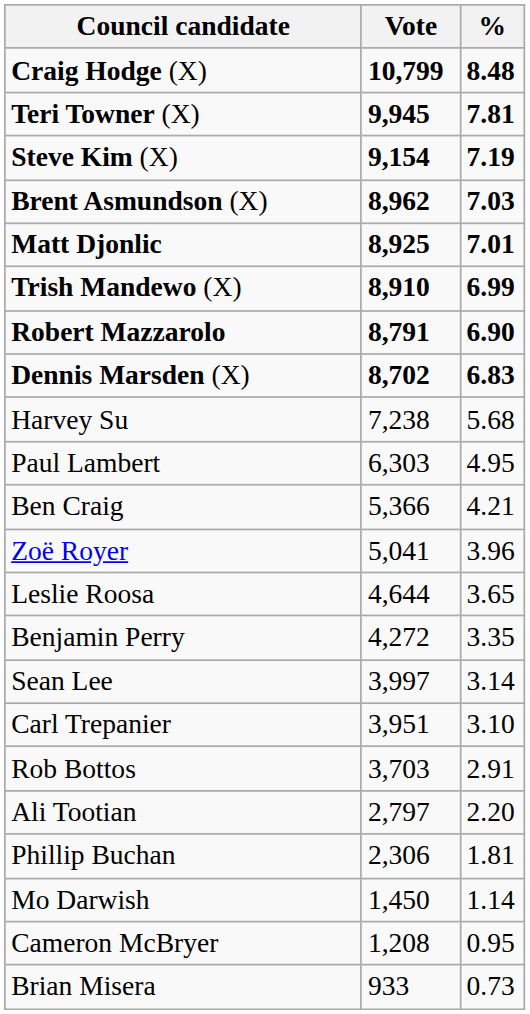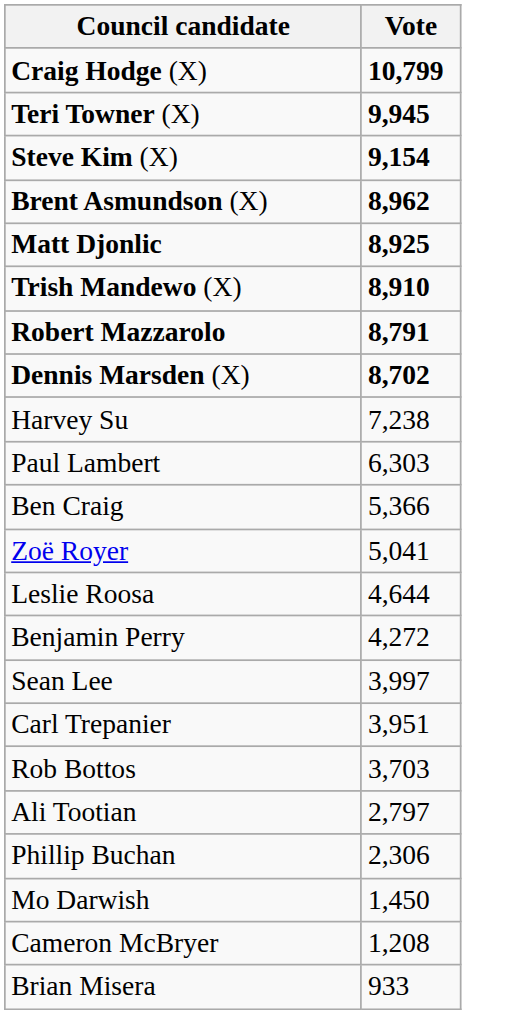- column: (492, 26)
